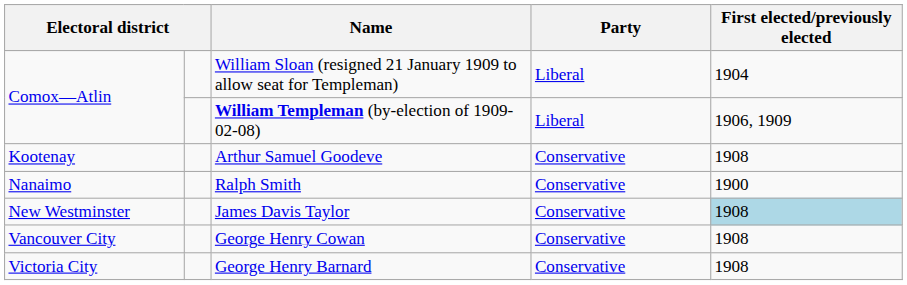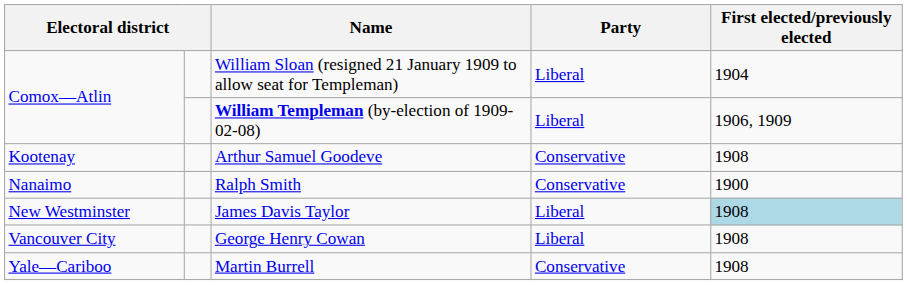(580, 211) Conservative -> (560, 211) Liberal
(580, 238) Conservative -> (560, 238) Liberal
- row: (293, 265)
+ row: (265, 265)
